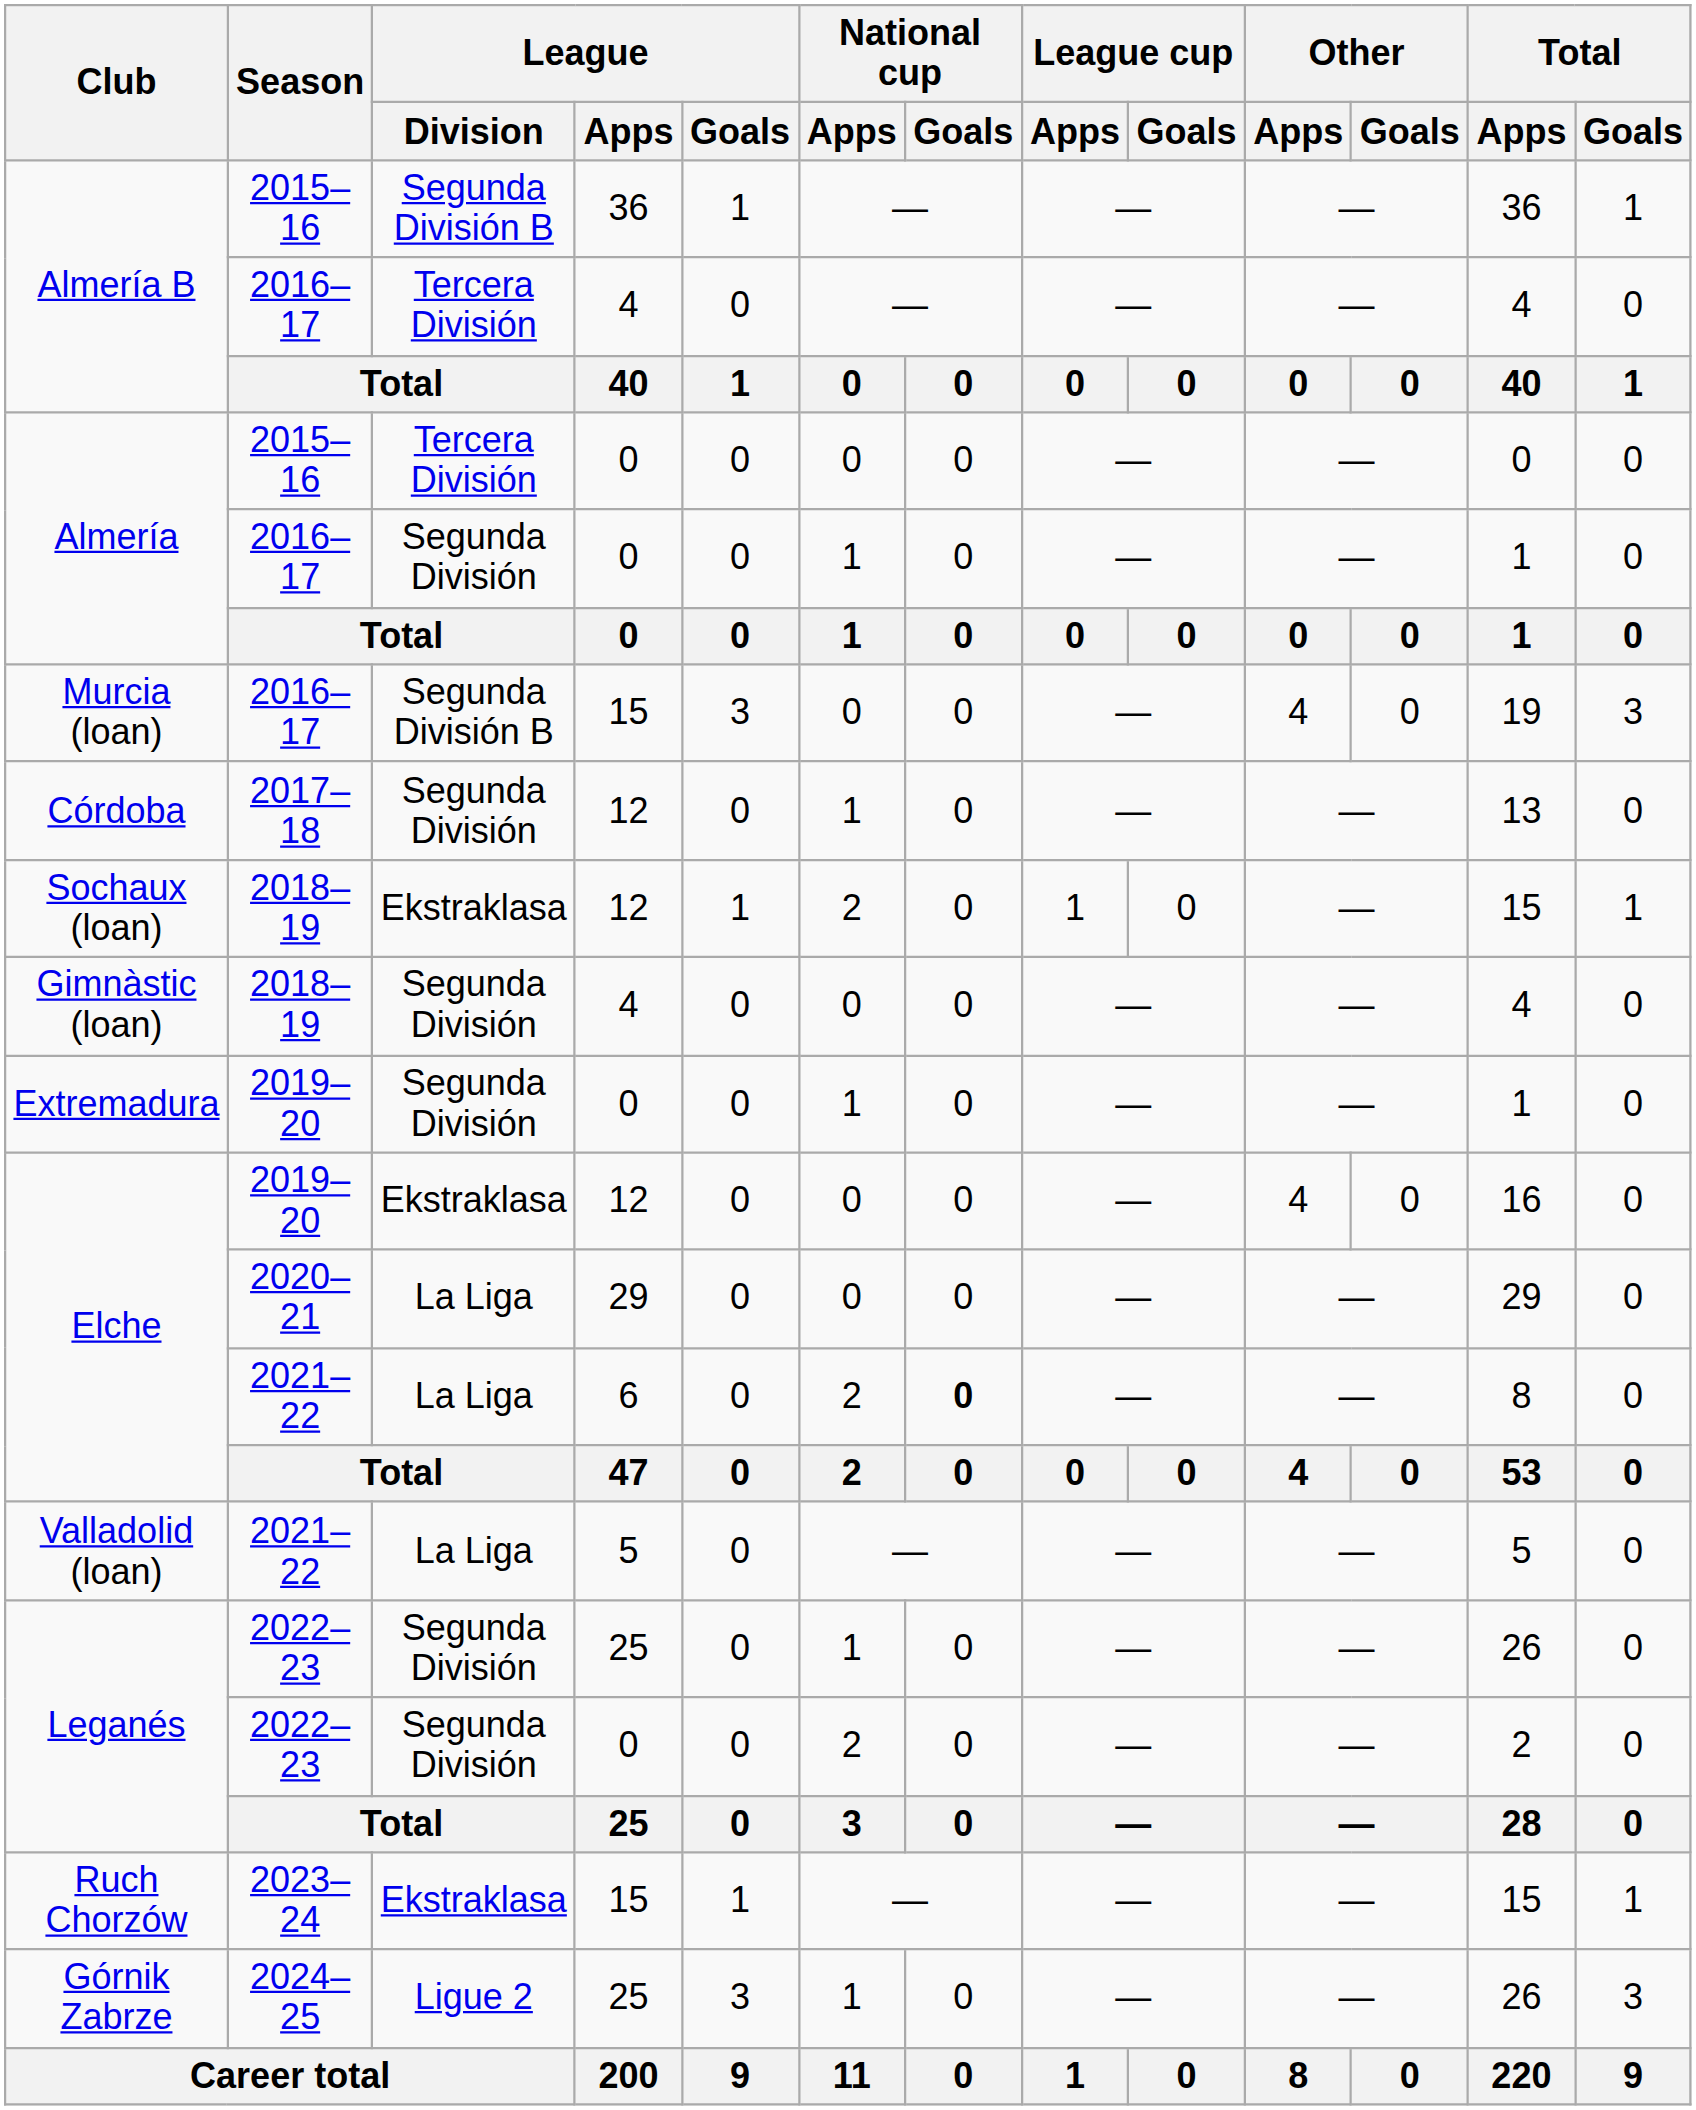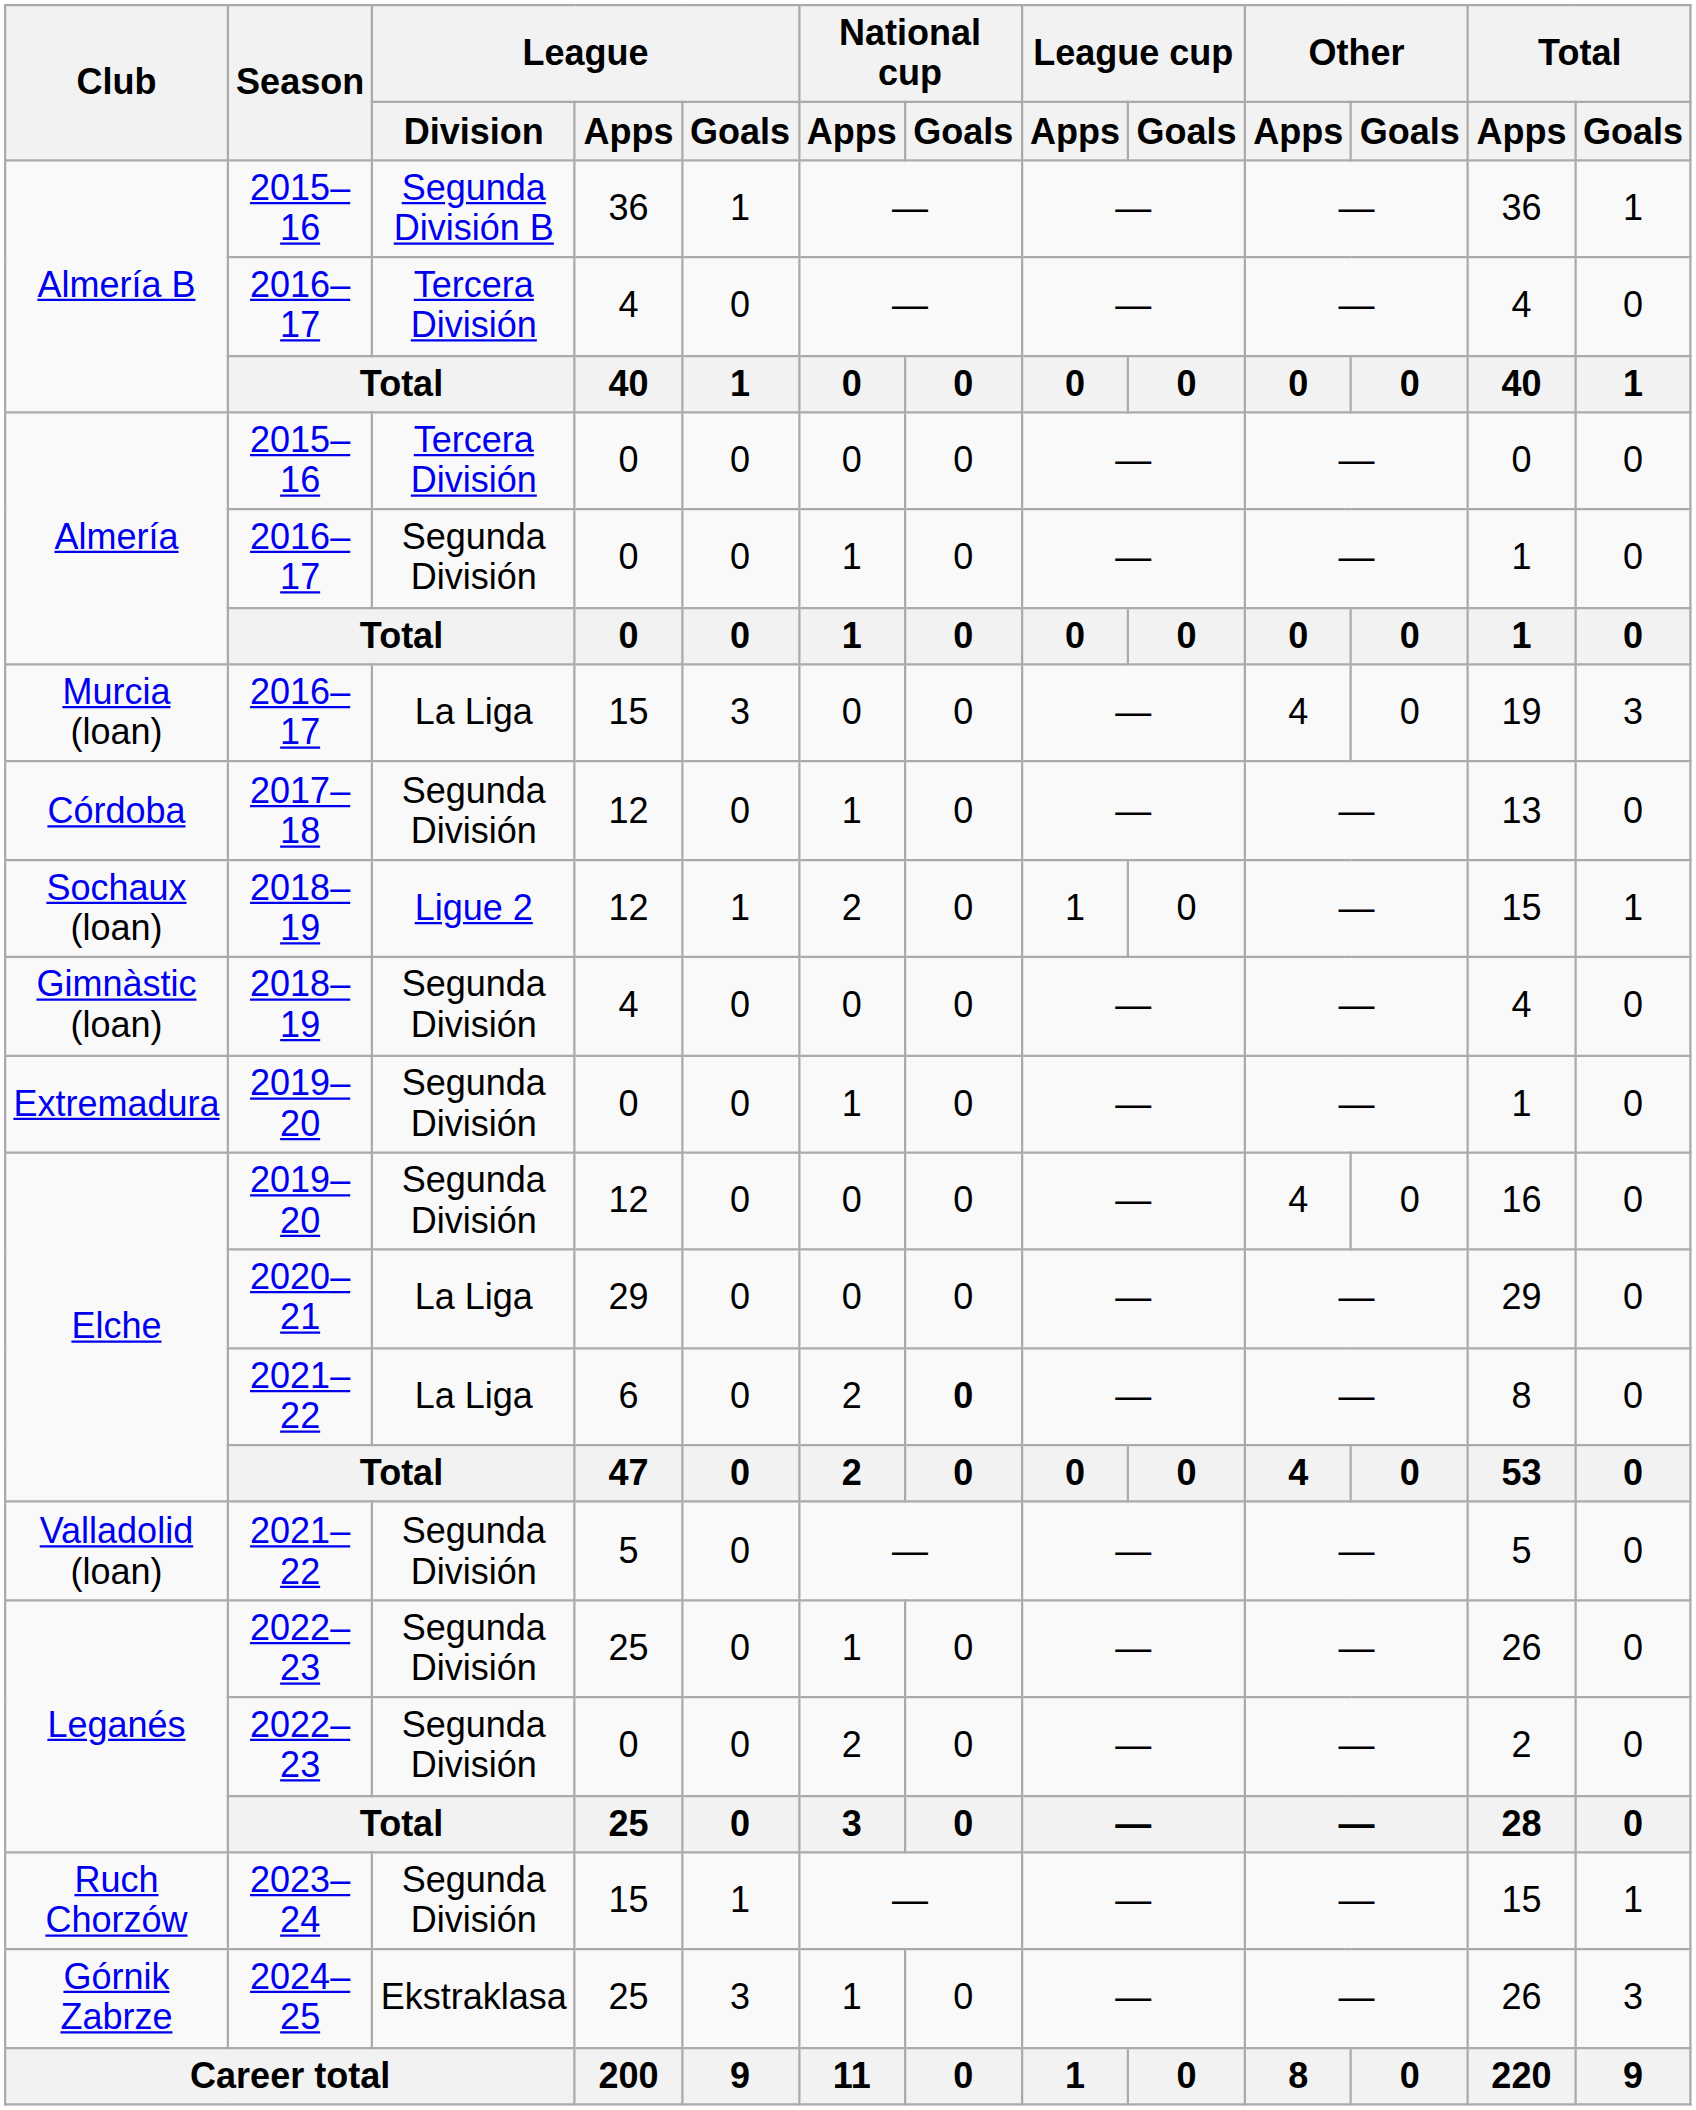(474, 712) Segunda División B -> (474, 712) La Liga
(474, 907) Ekstraklasa -> (474, 907) Ligue 2
(474, 1200) Ekstraklasa -> (474, 1200) Segunda División
(474, 1550) La Liga -> (474, 1550) Segunda División
(474, 1900) Ekstraklasa -> (474, 1900) Segunda División
(474, 1997) Ligue 2 -> (474, 1997) Ekstraklasa
